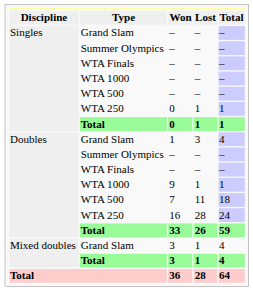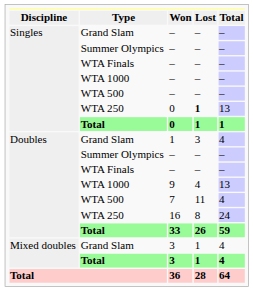(198, 109) normal -> (198, 109) bold
(222, 109) 1 -> (225, 109) 13
(198, 185) 1 -> (198, 185) 4
(222, 185) 1 -> (225, 185) 13
(225, 200) 18 -> (222, 200) 4
(200, 215) 28 -> (198, 215) 8
